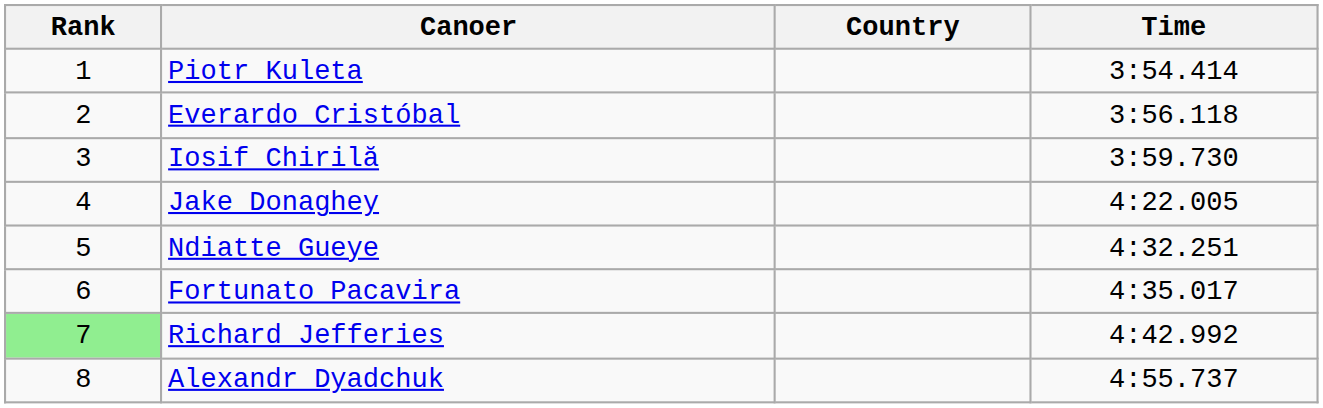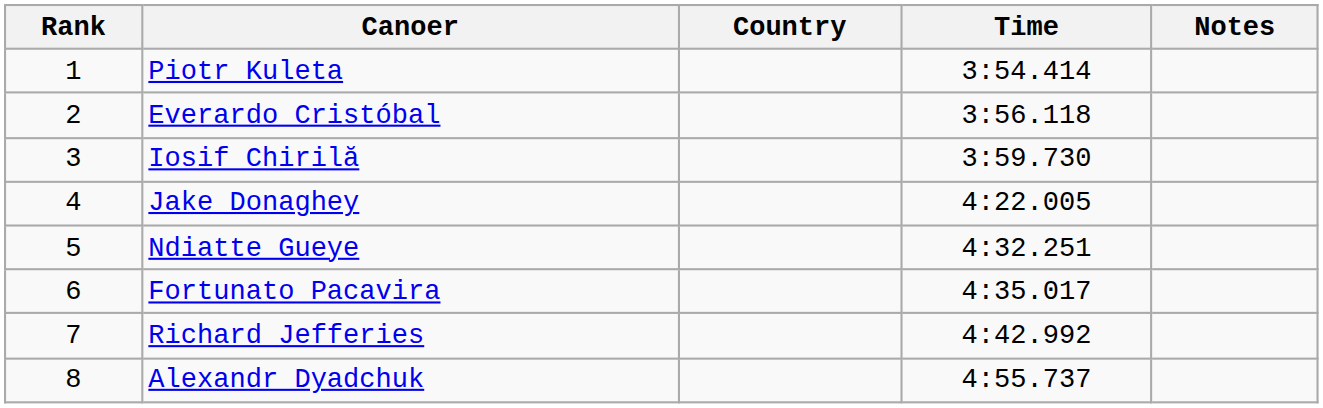+ column: (1235, 27)
(83, 336) lightgreen background -> (73, 336) no background
